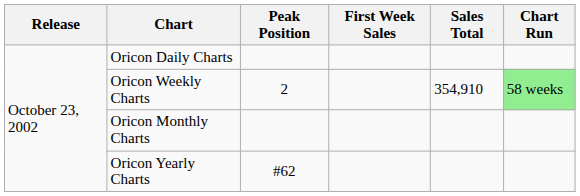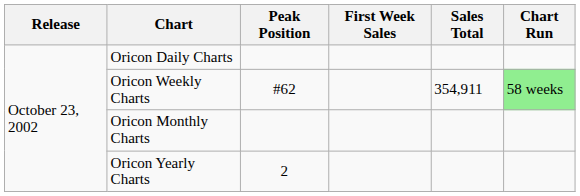(284, 89) 2 -> (284, 89) #62
(459, 89) 354,910 -> (458, 89) 354,911
(284, 171) #62 -> (284, 171) 2
